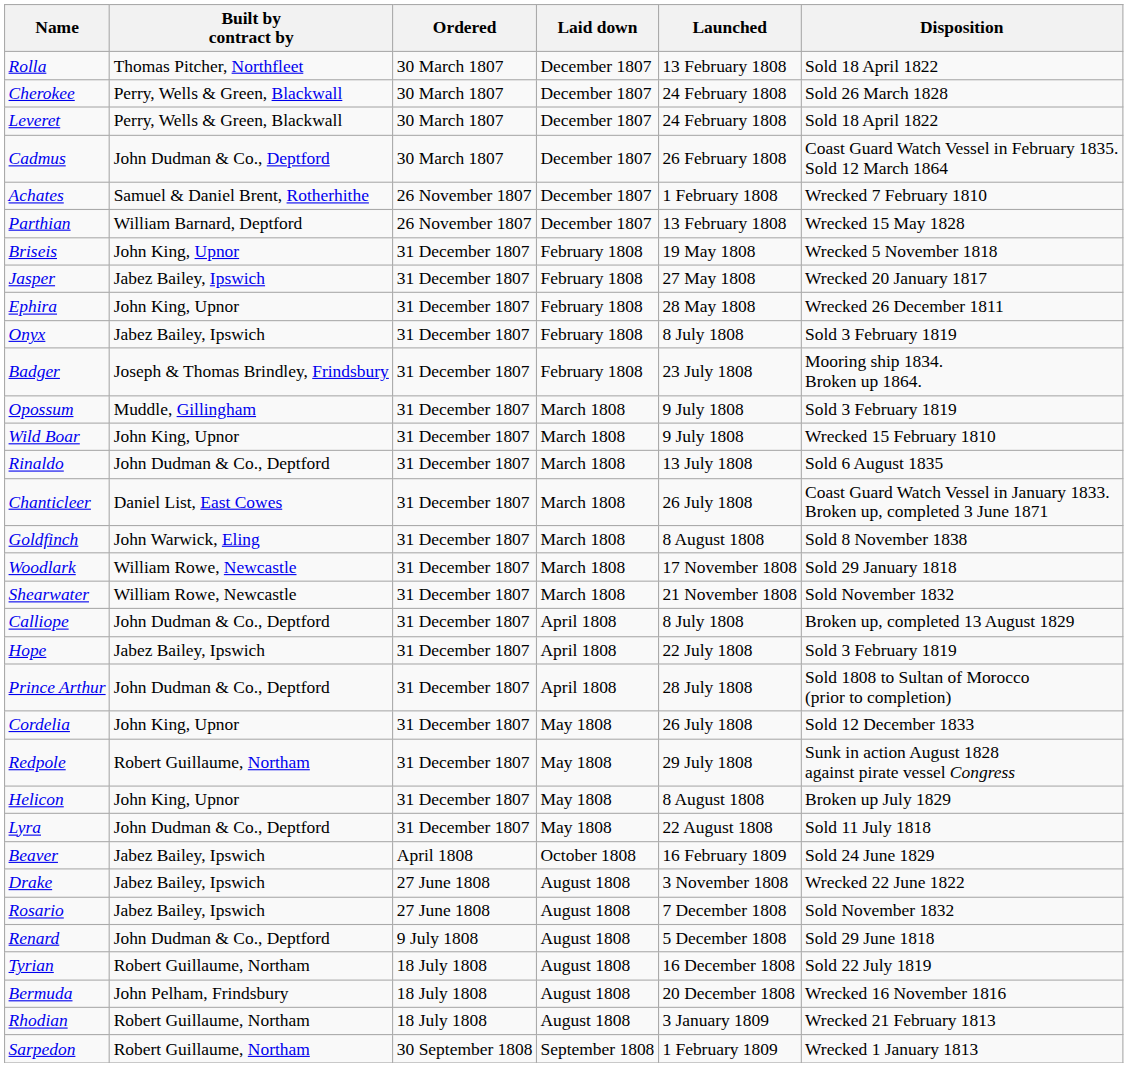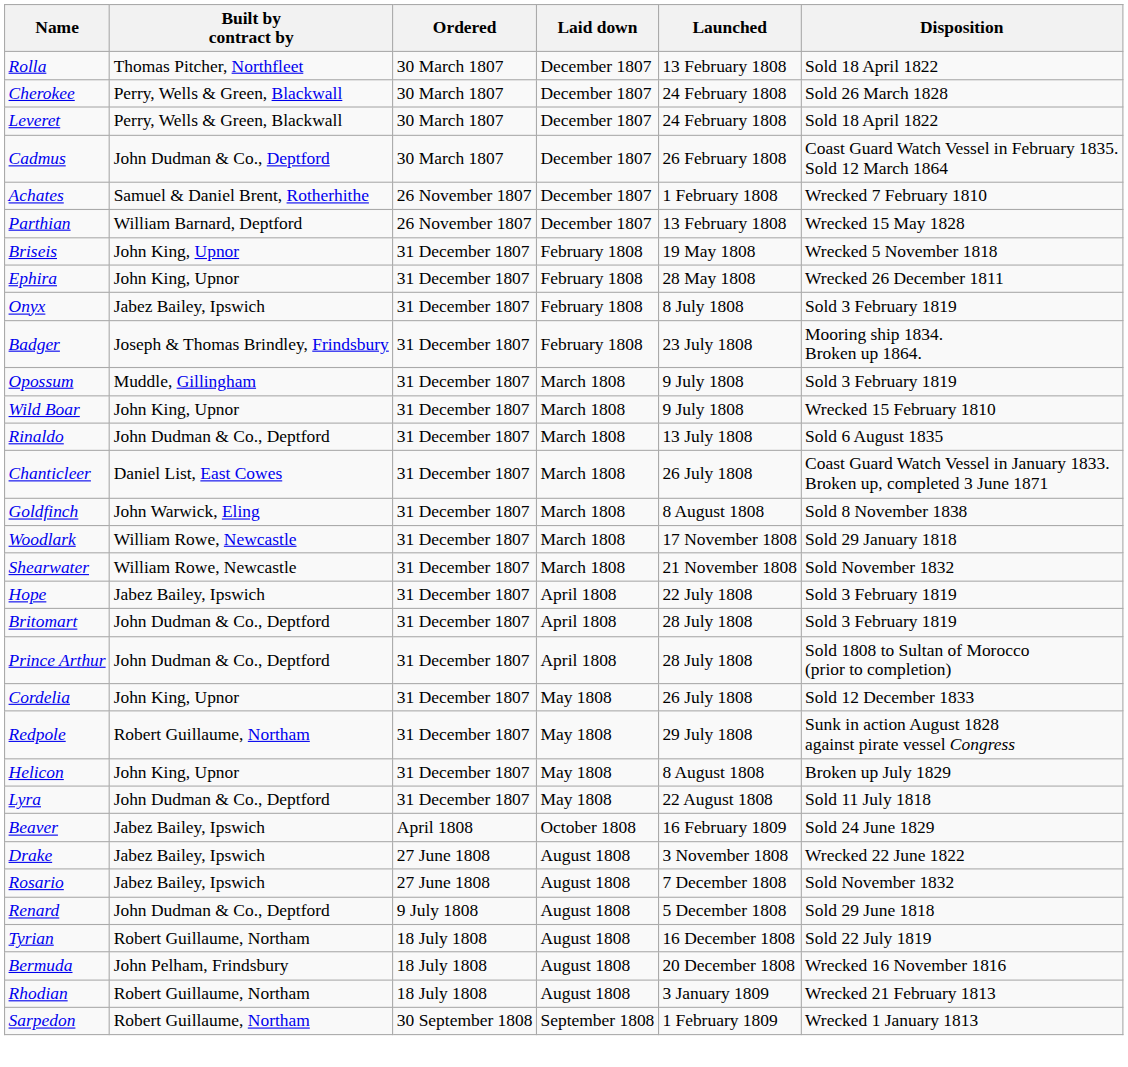- row: (32, 278)
- row: (39, 622)
+ row: (43, 622)
